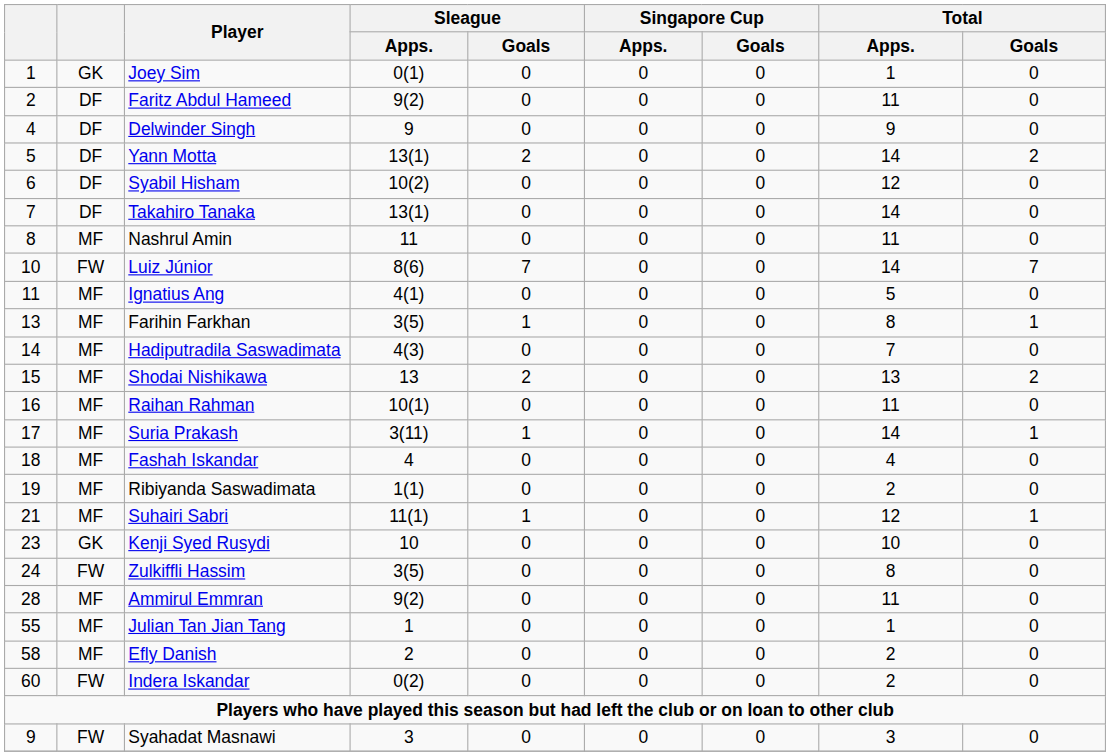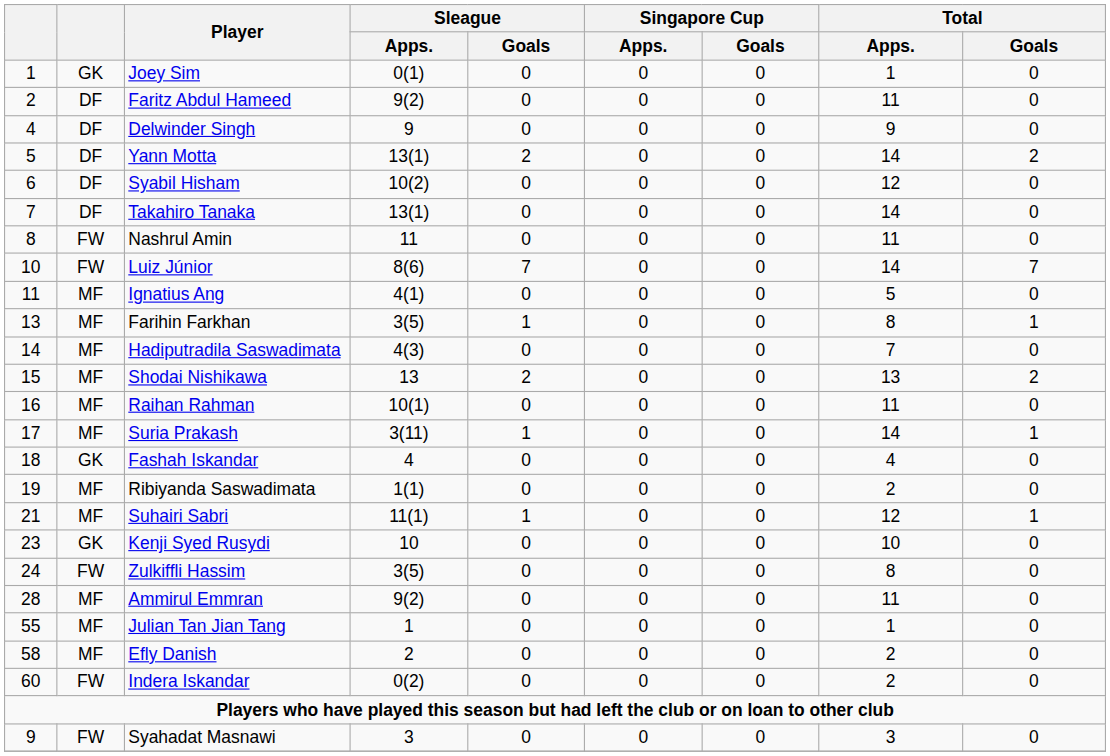(91, 239) MF -> (91, 239) FW
(91, 460) MF -> (91, 460) GK
